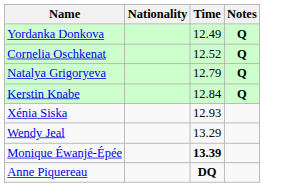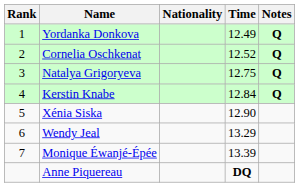+ column: (22, 14)
(207, 73) 12.79 -> (242, 73) 12.75
(207, 113) 12.93 -> (242, 113) 12.90
(207, 152) bold -> (242, 152) normal
